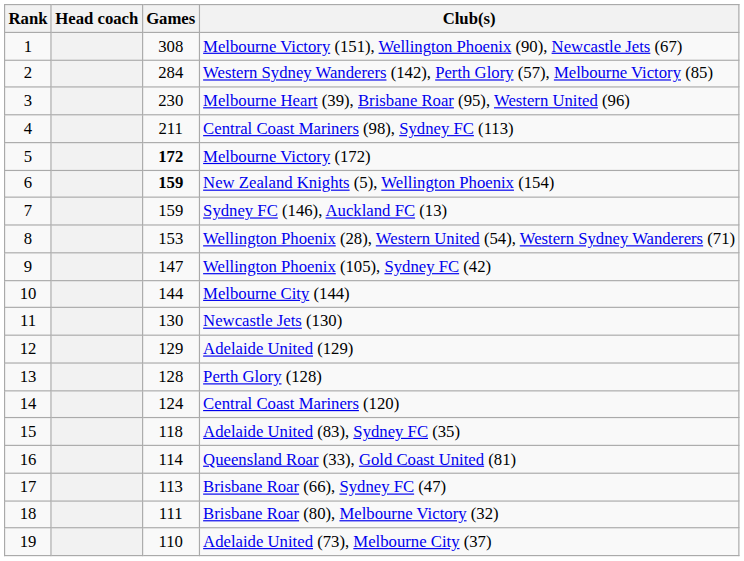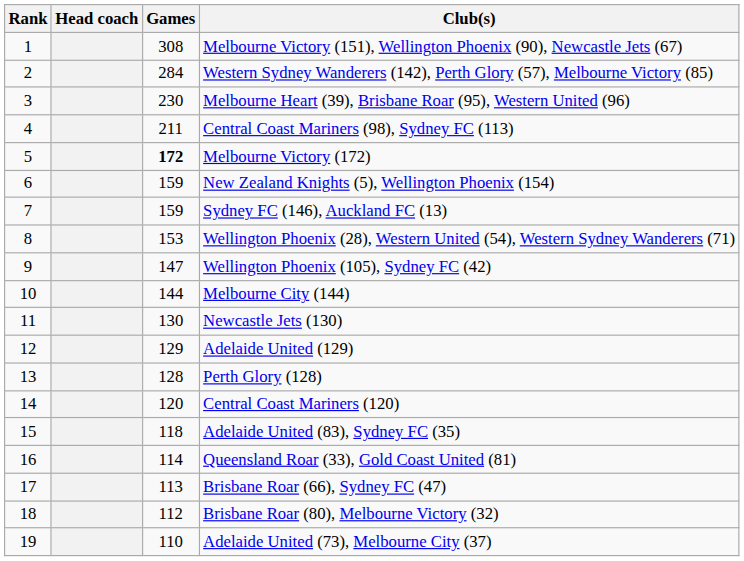(171, 183) bold -> (171, 183) normal
(171, 404) 124 -> (171, 404) 120
(171, 514) 111 -> (171, 514) 112
